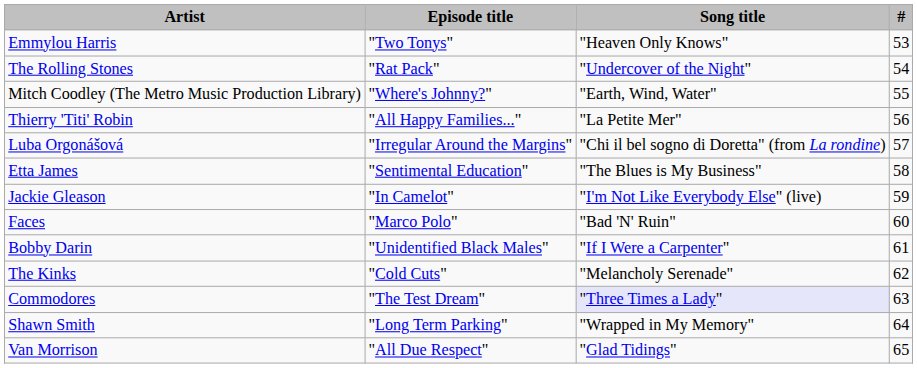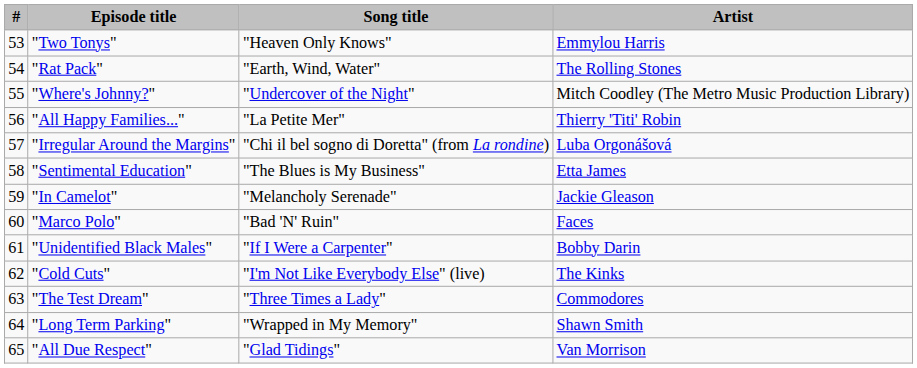columns swapped: (901, 17) <-> (185, 17)
(665, 68) "Undercover of the Night" -> (312, 68) "Earth, Wind, Water"
(648, 94) "Earth, Wind, Water" -> (329, 94) "Undercover of the Night"
(700, 196) "I'm Not Like Everybody Else" (live) -> (320, 196) "Melancholy Serenade"
(656, 273) "Melancholy Serenade" -> (364, 273) "I'm Not Like Everybody Else" (live)
(651, 299) lavender background -> (314, 299) no background
